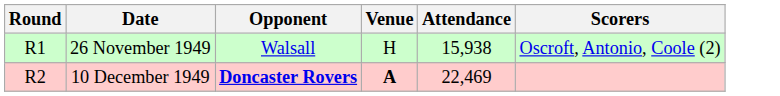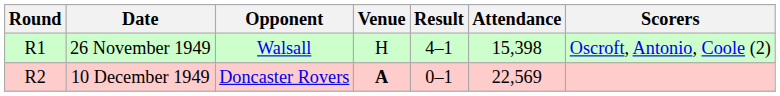+ column: (439, 18)
(466, 47) 15,938 -> (517, 47) 15,398
(288, 76) bold -> (284, 76) normal
(466, 76) 22,469 -> (517, 76) 22,569
